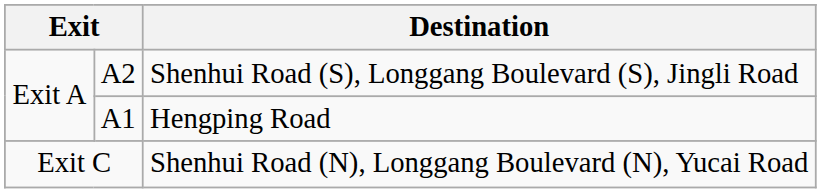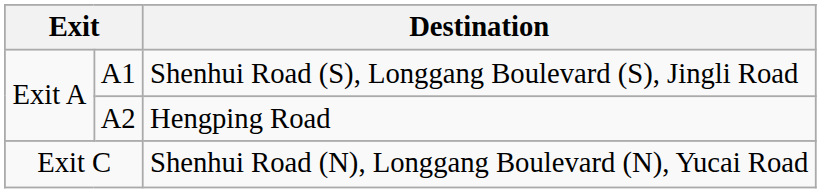(118, 72) A2 -> (118, 72) A1
(118, 118) A1 -> (118, 118) A2
